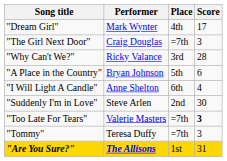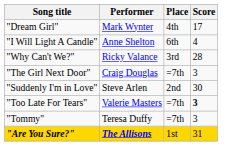rows swapped: (48, 42) <-> (52, 88)
- row: (54, 73)
